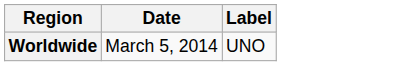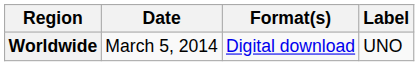+ column: (291, 18)
